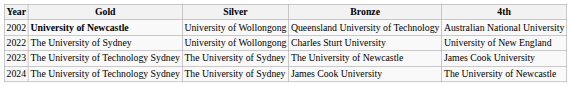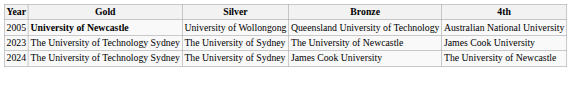(16, 27) 2002 -> (16, 27) 2005
- row: (338, 43)
